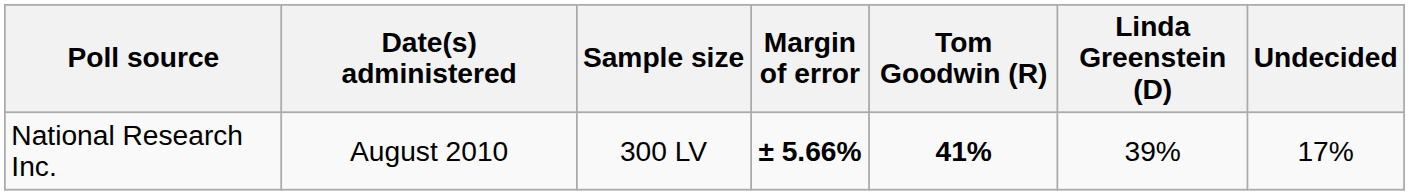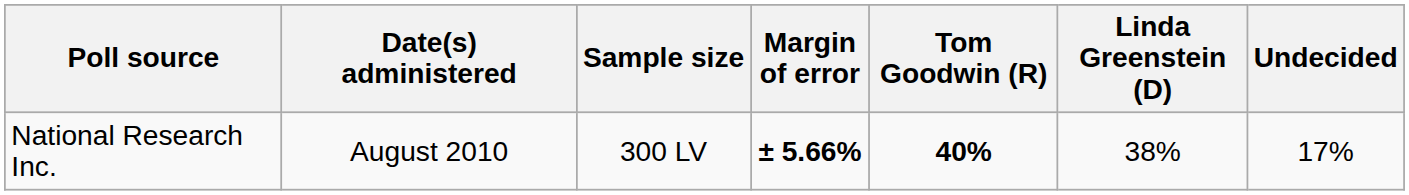(964, 150) 41% -> (964, 150) 40%
(1153, 150) 39% -> (1153, 150) 38%
